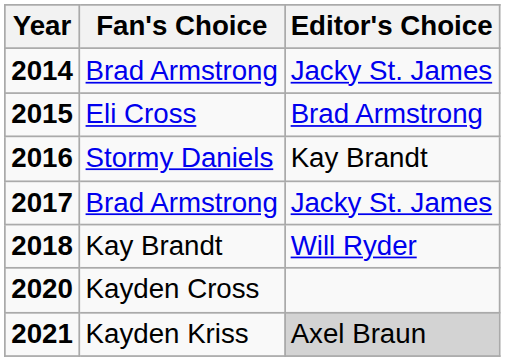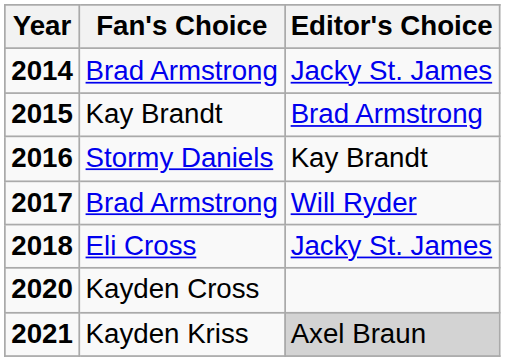(141, 114) Eli Cross -> (154, 114) Kay Brandt
(391, 202) Jacky St. James -> (354, 202) Will Ryder
(154, 245) Kay Brandt -> (141, 245) Eli Cross
(354, 245) Will Ryder -> (391, 245) Jacky St. James
